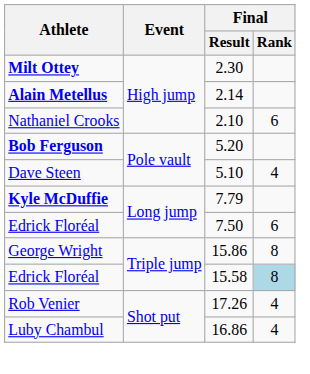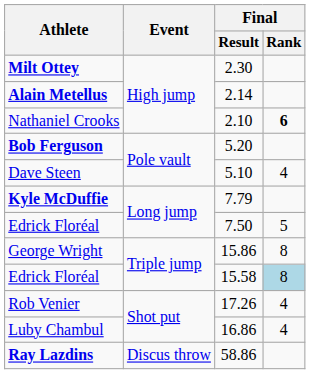(274, 121) normal -> (284, 121) bold
(274, 225) 6 -> (284, 225) 5
+ row: (51, 356)
